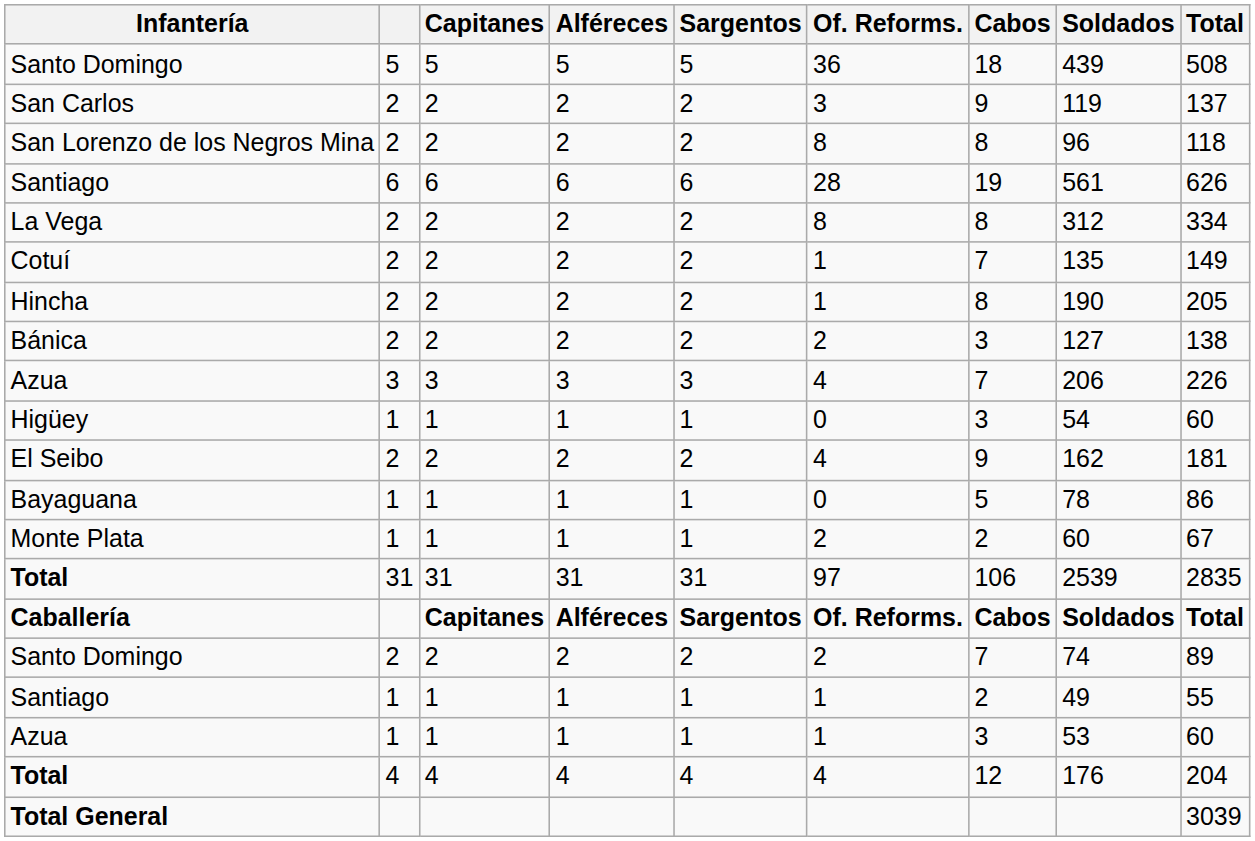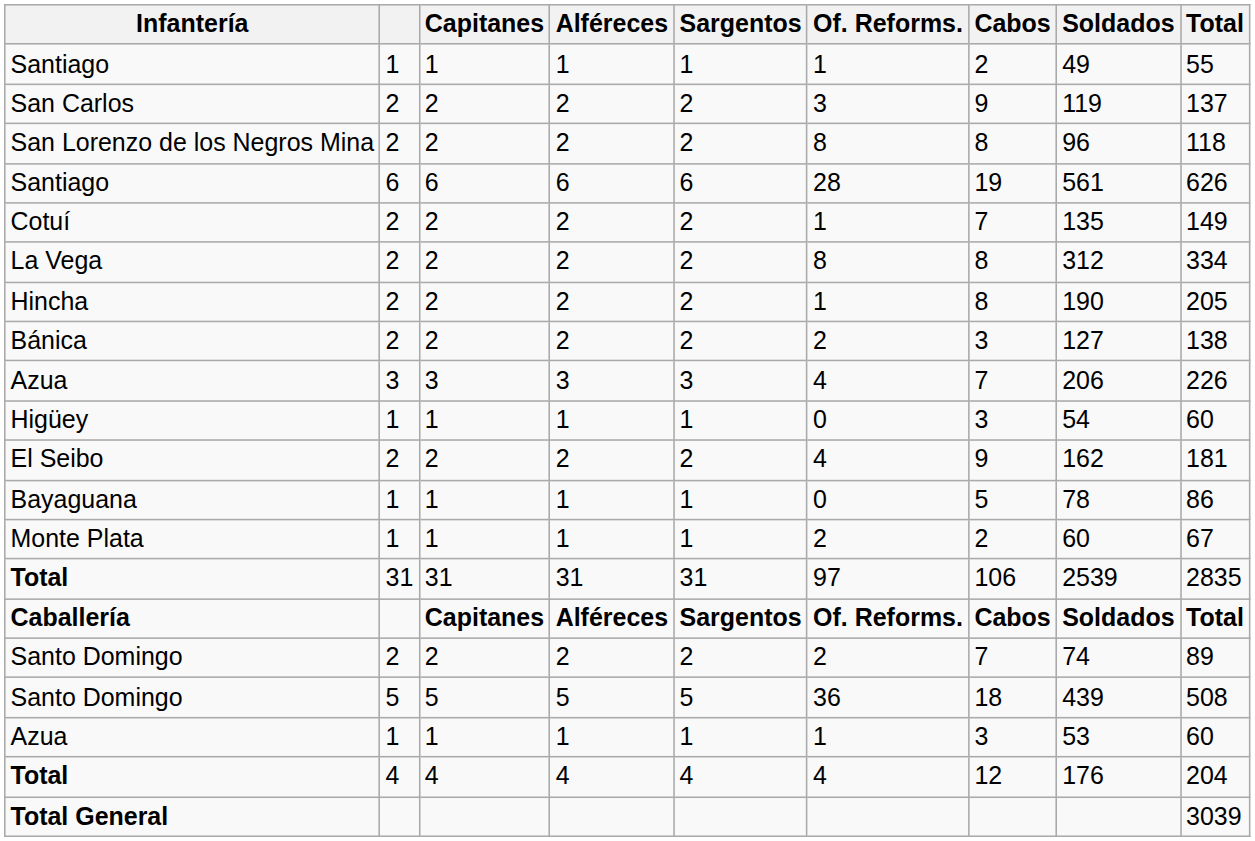rows swapped: (97, 63) <-> (60, 697)
rows swapped: (56, 222) <-> (40, 261)
